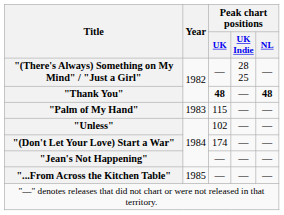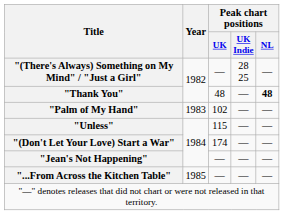(220, 94) bold -> (220, 94) normal
(220, 110) 115 -> (220, 110) 102
(220, 126) 102 -> (220, 126) 115
